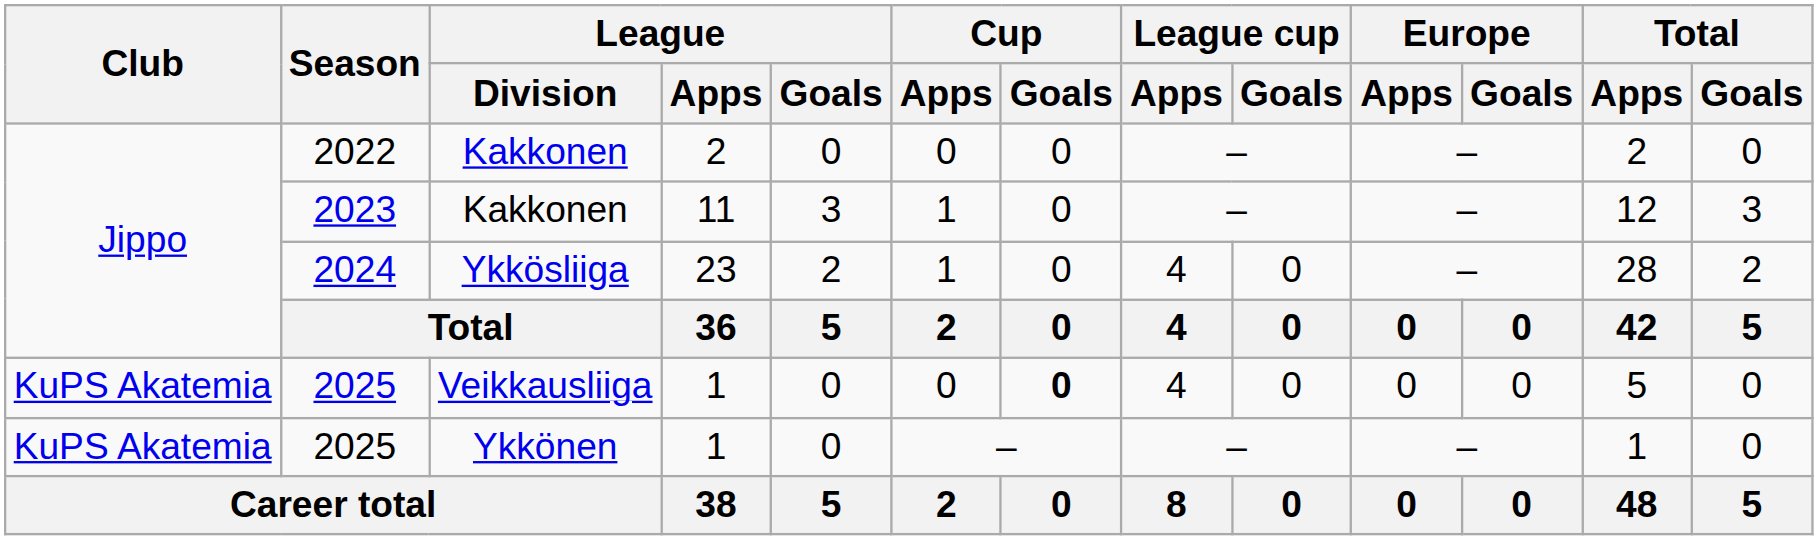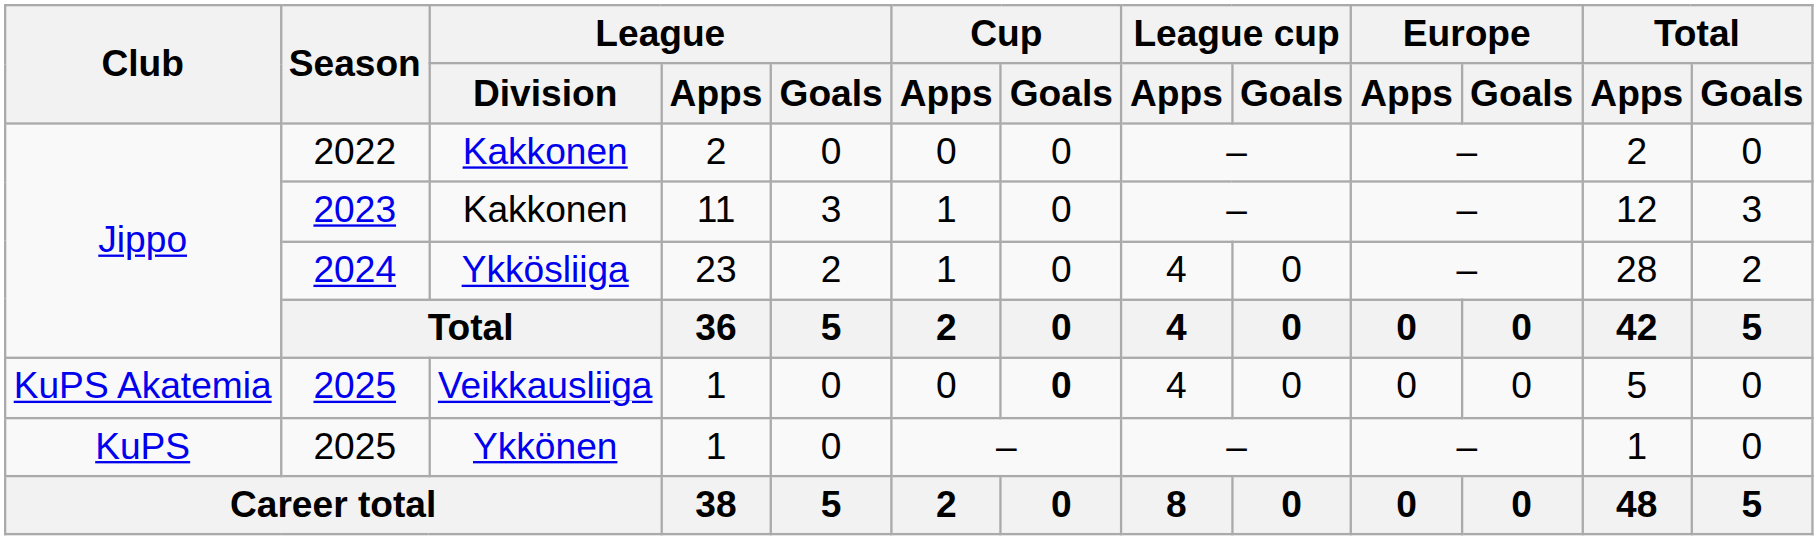(143, 446) KuPS Akatemia -> (143, 446) KuPS
